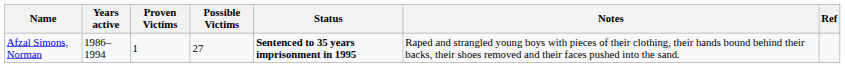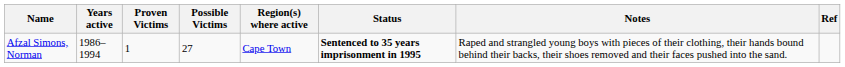+ column: (279, 19)
